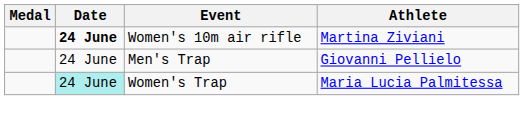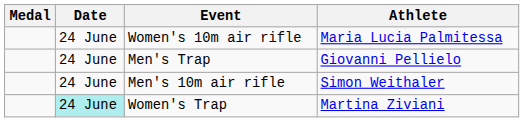(88, 38) bold -> (88, 38) normal
(383, 38) Martina Ziviani -> (412, 38) Maria Lucia Palmitessa
+ row: (206, 83)
(412, 83) Maria Lucia Palmitessa -> (383, 106) Martina Ziviani
